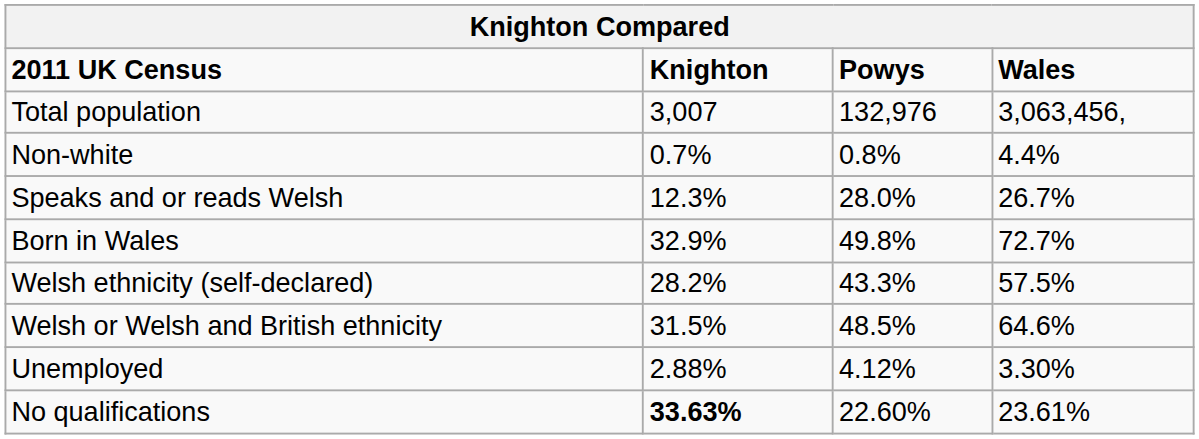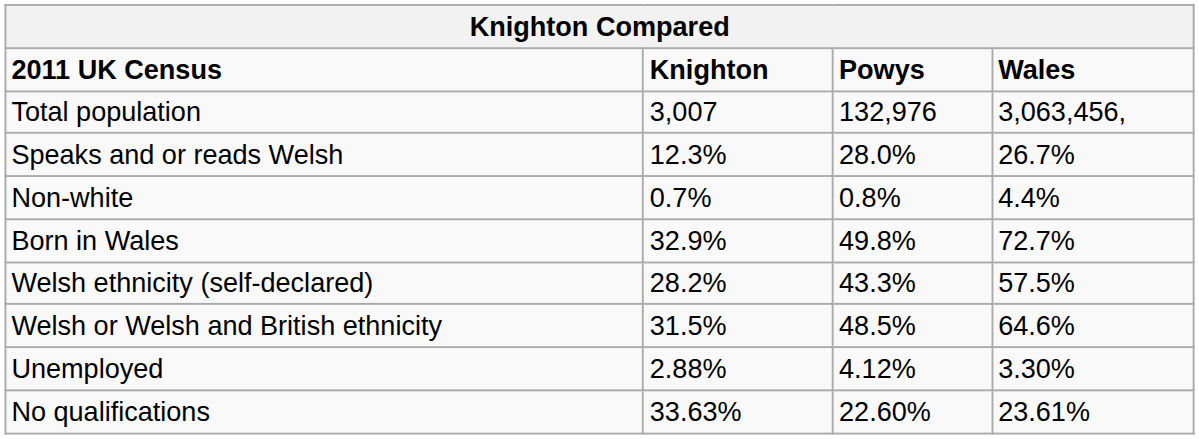rows swapped: (177, 198) <-> (72, 155)
(696, 412) bold -> (696, 412) normal
